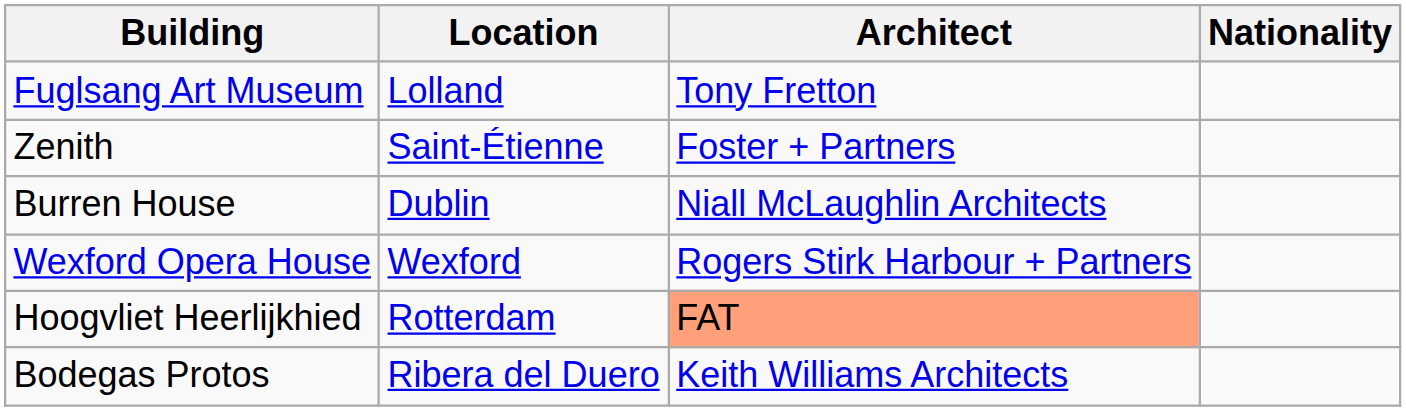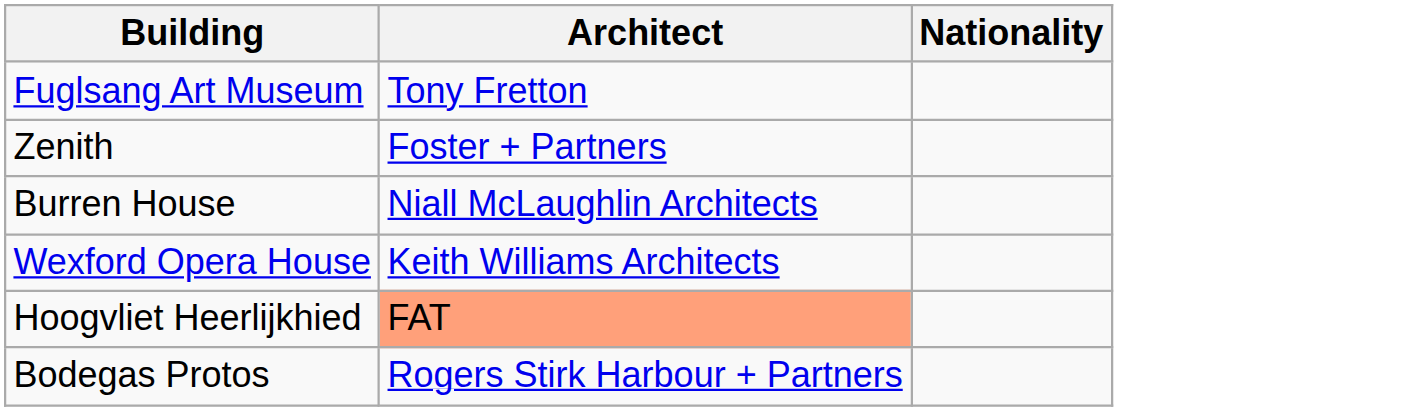- column: (524, 33)
(934, 261) Rogers Stirk Harbour + Partners -> (584, 261) Keith Williams Architects
(872, 375) Keith Williams Architects -> (645, 375) Rogers Stirk Harbour + Partners
